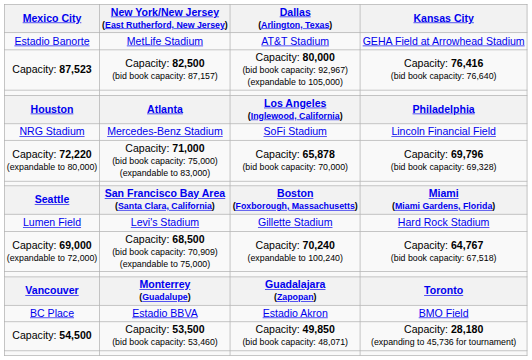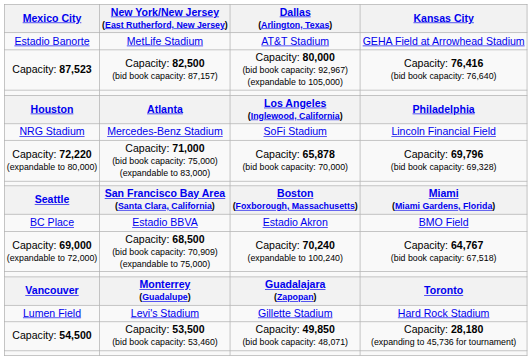rows swapped: (52, 223) <-> (52, 313)
